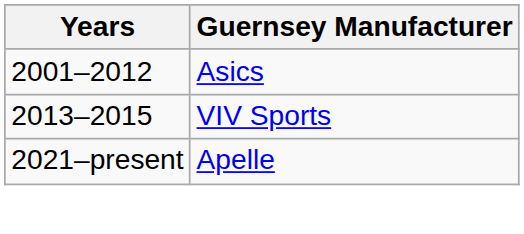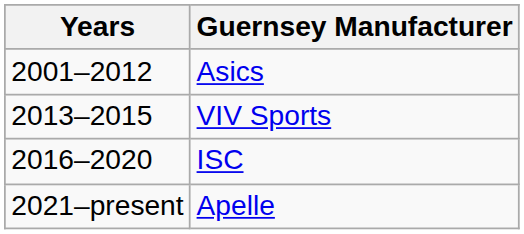+ row: (220, 160)
